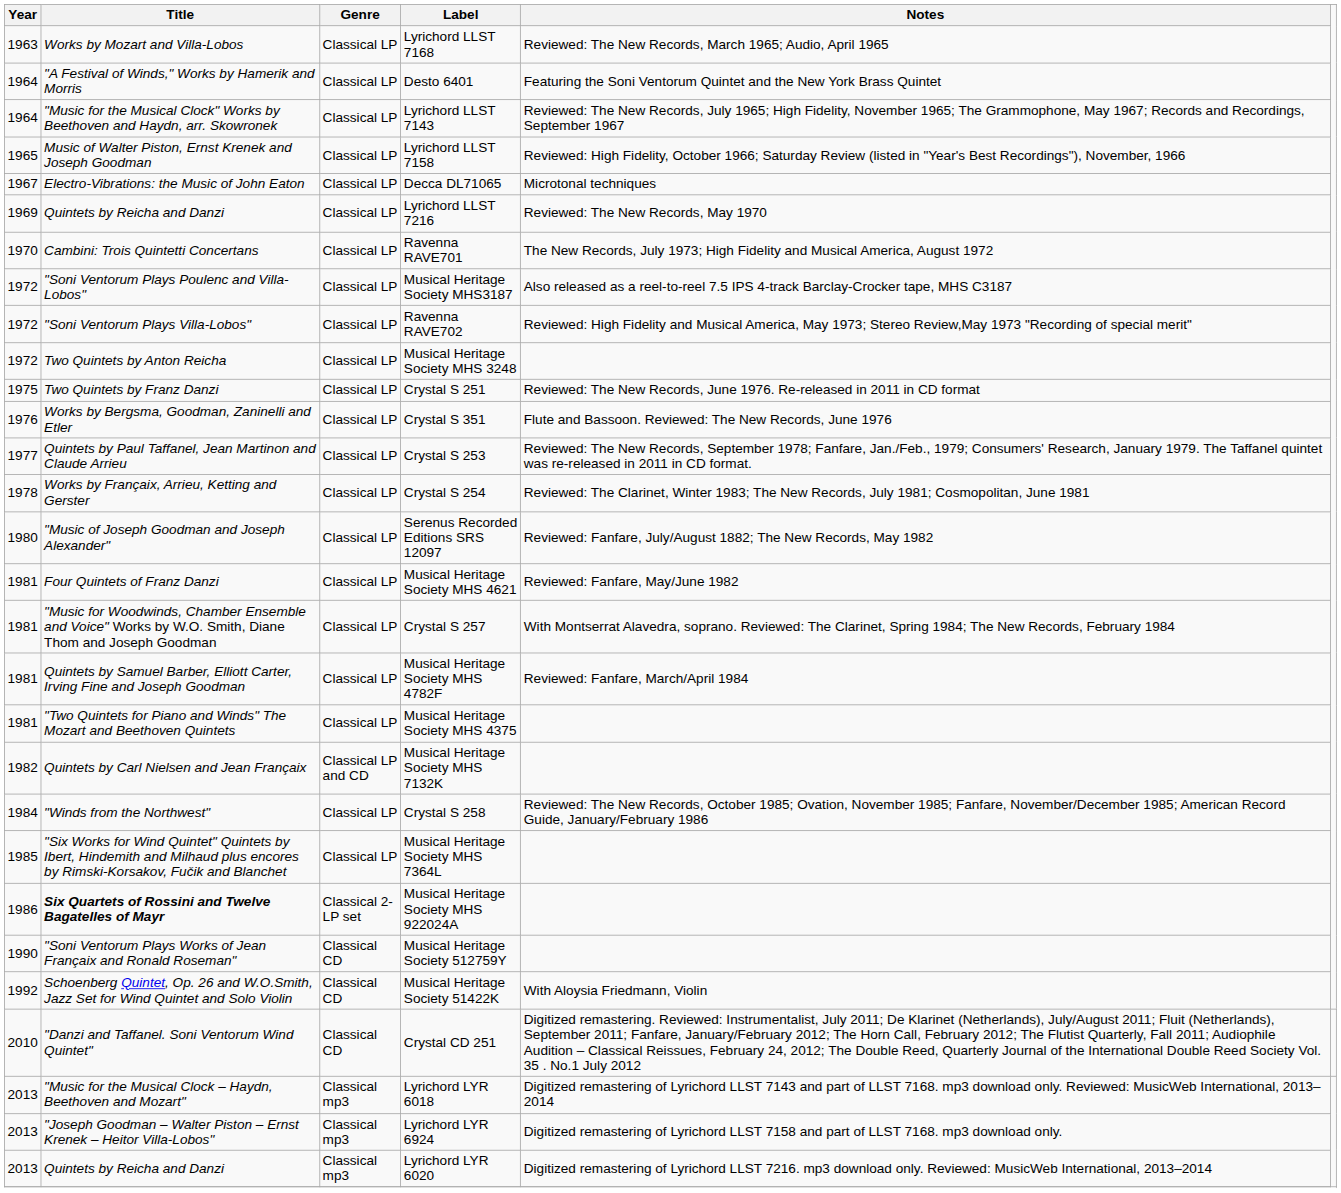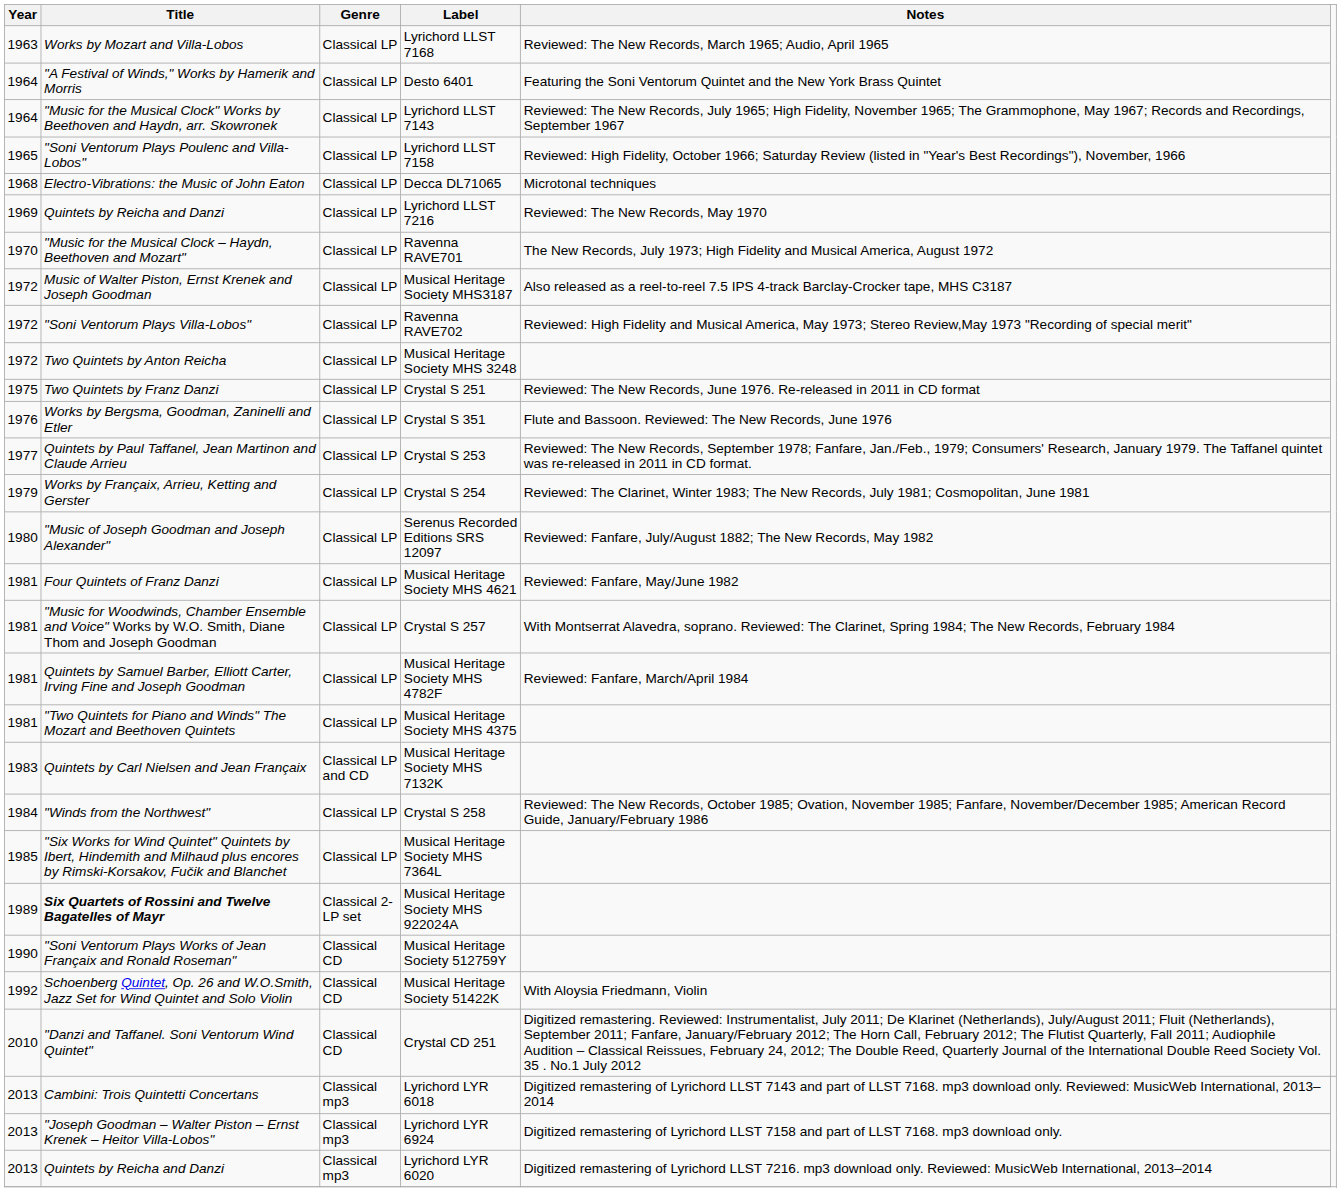(168, 155) Music of Walter Piston, Ernst Krenek and Joseph Goodman -> (166, 155) "Soni Ventorum Plays Poulenc and Villa-Lobos"
(23, 184) 1967 -> (23, 184) 1968
(151, 250) Cambini: Trois Quintetti Concertans -> (158, 250) "Music for the Musical Clock – Haydn, Beethoven and Mozart"
(166, 287) "Soni Ventorum Plays Poulenc and Villa-Lobos" -> (168, 287) Music of Walter Piston, Ernst Krenek and Joseph Goodman
(23, 493) 1978 -> (23, 493) 1979
(23, 767) 1982 -> (23, 767) 1983
(23, 909) 1986 -> (23, 909) 1989
(158, 1094) "Music for the Musical Clock – Haydn, Beethoven and Mozart" -> (151, 1094) Cambini: Trois Quintetti Concertans
